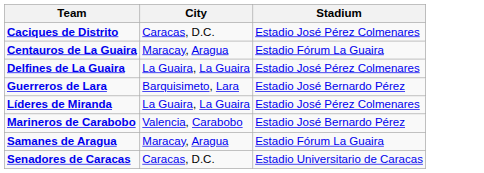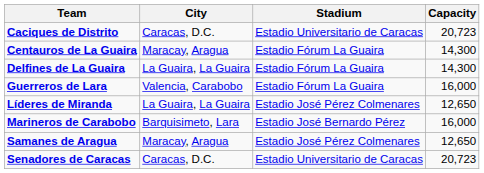+ column: (452, 13)
(337, 31) Estadio José Pérez Colmenares -> (339, 31) Estadio Universitario de Caracas
(337, 68) Estadio José Pérez Colmenares -> (320, 68) Estadio Fórum La Guaira
(191, 86) Barquisimeto, Lara -> (192, 86) Valencia, Carabobo
(330, 86) Estadio José Bernardo Pérez -> (320, 86) Estadio Fórum La Guaira
(192, 123) Valencia, Carabobo -> (191, 123) Barquisimeto, Lara
(320, 141) Estadio Fórum La Guaira -> (337, 141) Estadio José Pérez Colmenares
